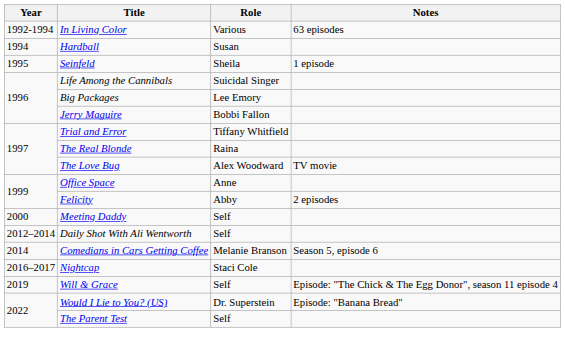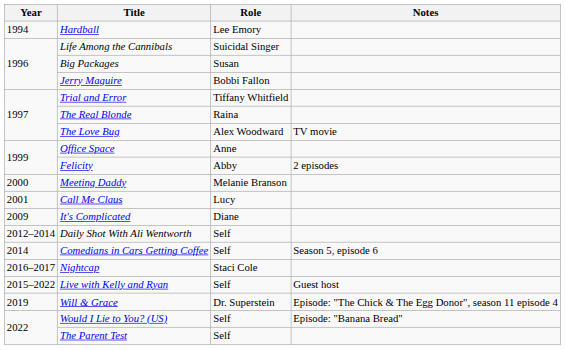- row: (93, 30)
(226, 47) Susan -> (237, 30) Lee Emory
- row: (77, 64)
(237, 98) Lee Emory -> (226, 64) Susan
(222, 217) Self -> (250, 183) Melanie Branson
+ row: (91, 200)
+ row: (95, 217)
(250, 251) Melanie Branson -> (222, 251) Self
+ row: (114, 285)
(222, 285) Self -> (244, 302) Dr. Superstein
(244, 302) Dr. Superstein -> (222, 319) Self
